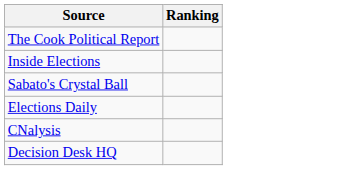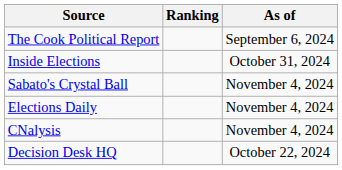+ column: (280, 15)
